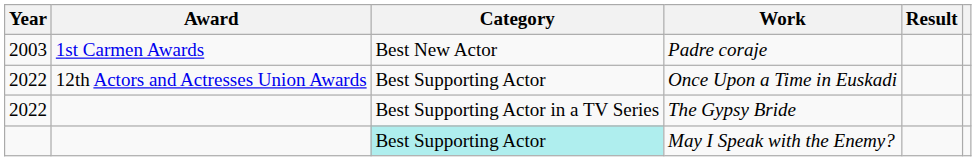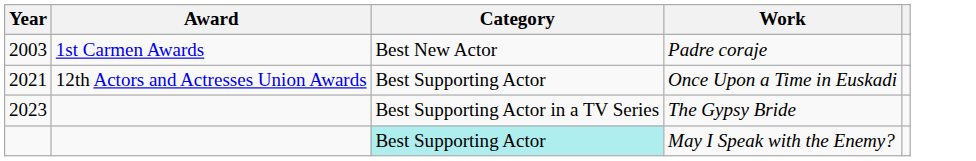- column: (932, 19)
(28, 79) 2022 -> (28, 79) 2021
(28, 110) 2022 -> (28, 110) 2023
